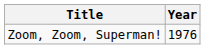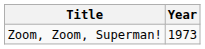(182, 34) 1976 -> (182, 34) 1973
